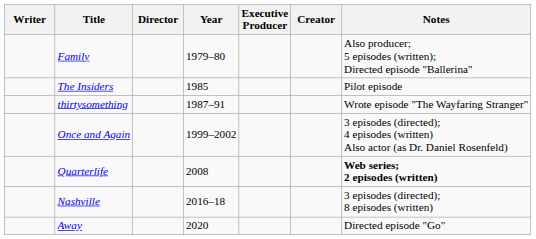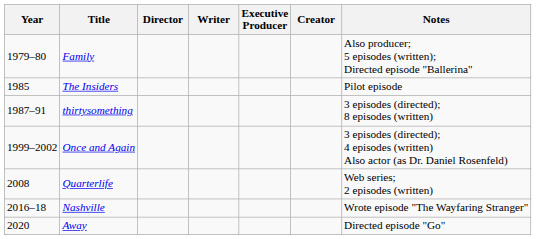columns swapped: (211, 19) <-> (30, 19)
(436, 104) Wrote episode "The Wayfaring Stranger" -> (392, 110) 3 episodes (directed); 8 episodes (written)
(391, 171) bold -> (389, 184) normal
(392, 201) 3 episodes (directed); 8 episodes (written) -> (436, 208) Wrote episode "The Wayfaring Stranger"
